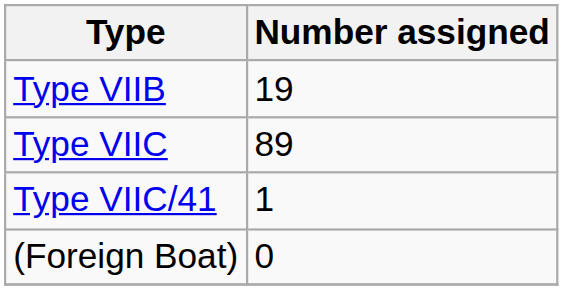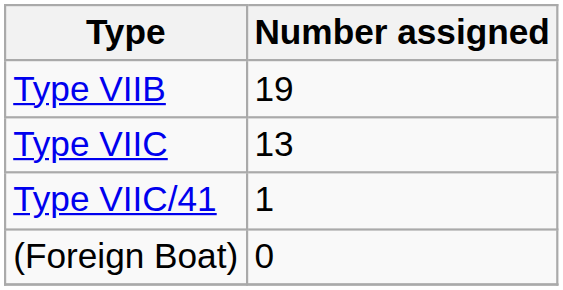(274, 144) 89 -> (274, 144) 13
